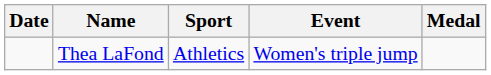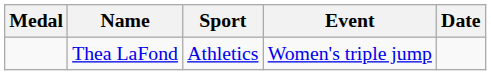columns swapped: (454, 20) <-> (29, 20)
